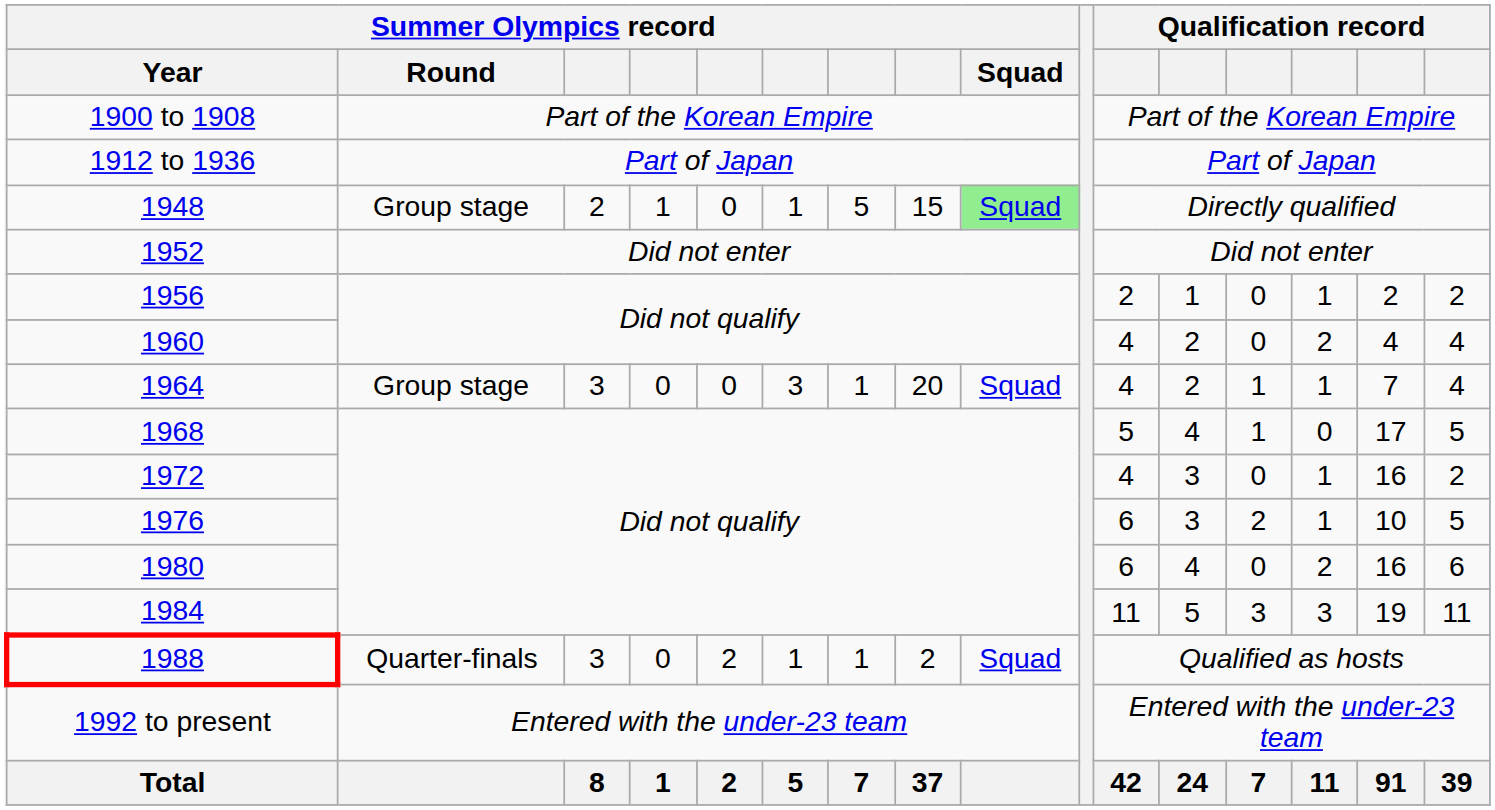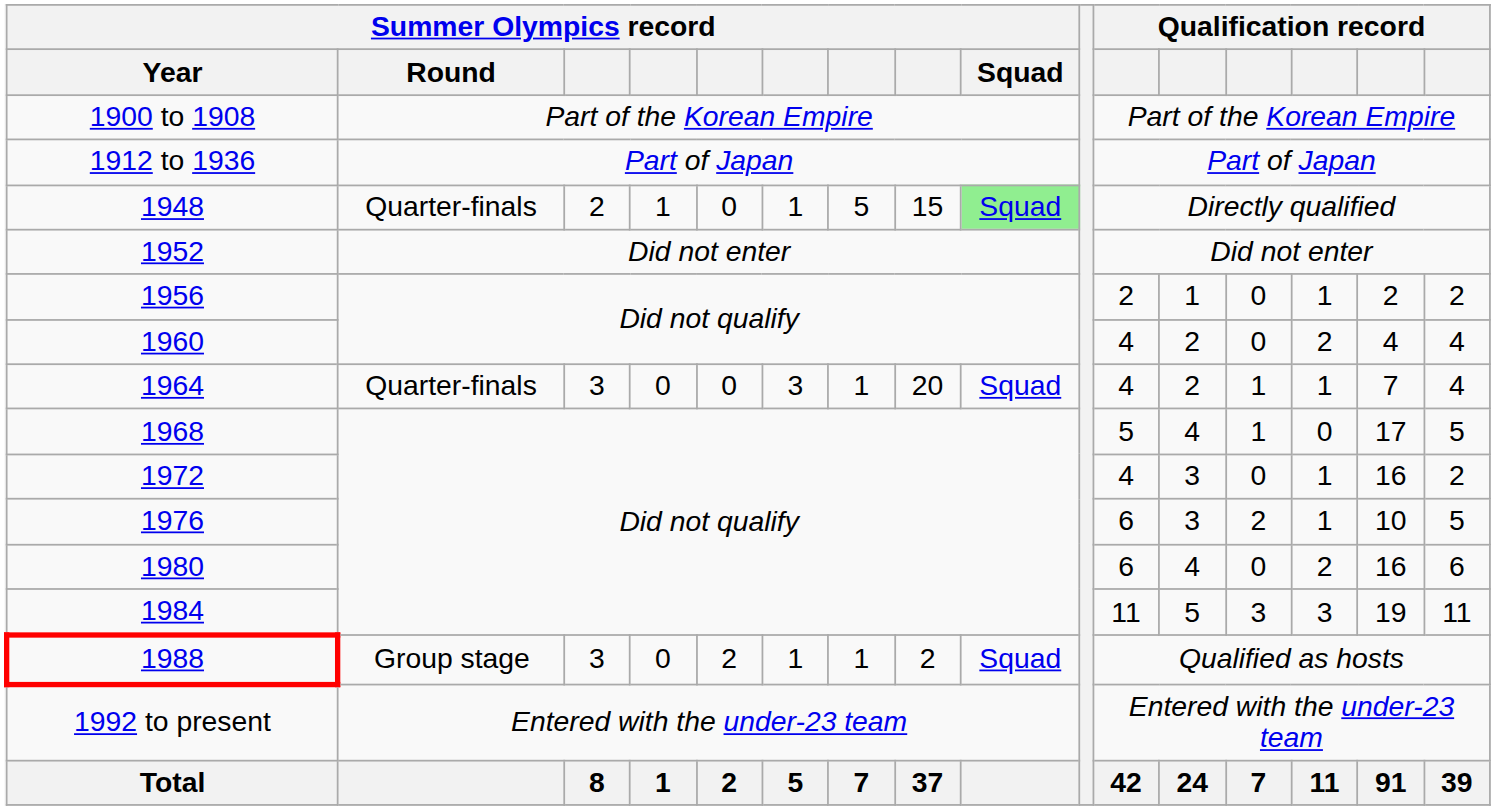(451, 206) Group stage -> (451, 206) Quarter-finals
(451, 386) Group stage -> (451, 386) Quarter-finals
(452, 659) Quarter-finals -> (452, 659) Group stage
